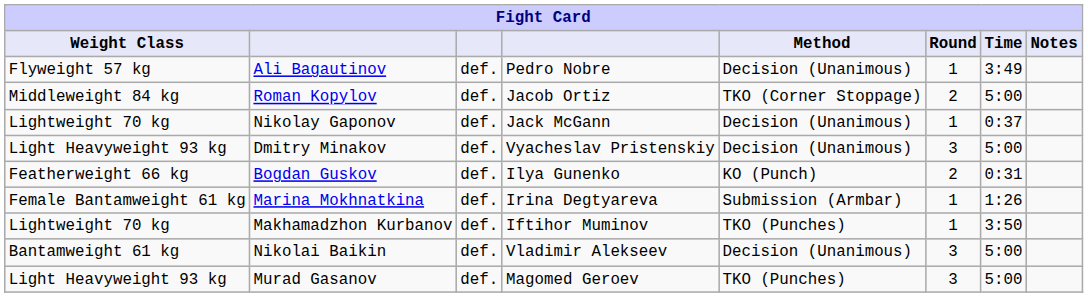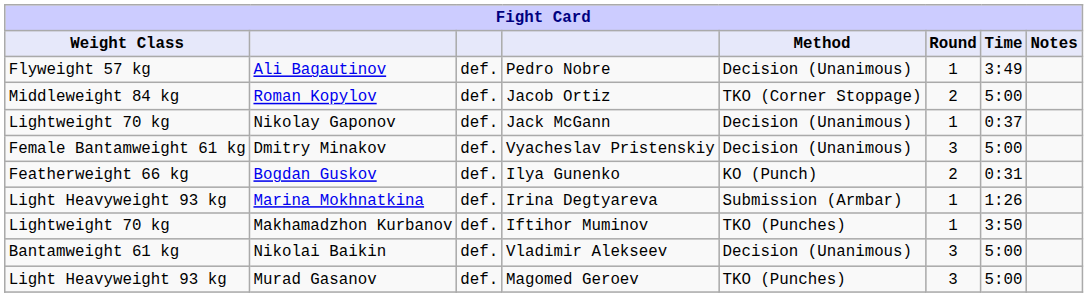(118, 149) Light Heavyweight 93 kg -> (127, 149) Female Bantamweight 61 kg
(127, 201) Female Bantamweight 61 kg -> (118, 201) Light Heavyweight 93 kg
